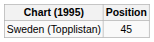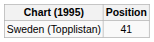(126, 29) 45 -> (126, 29) 41
